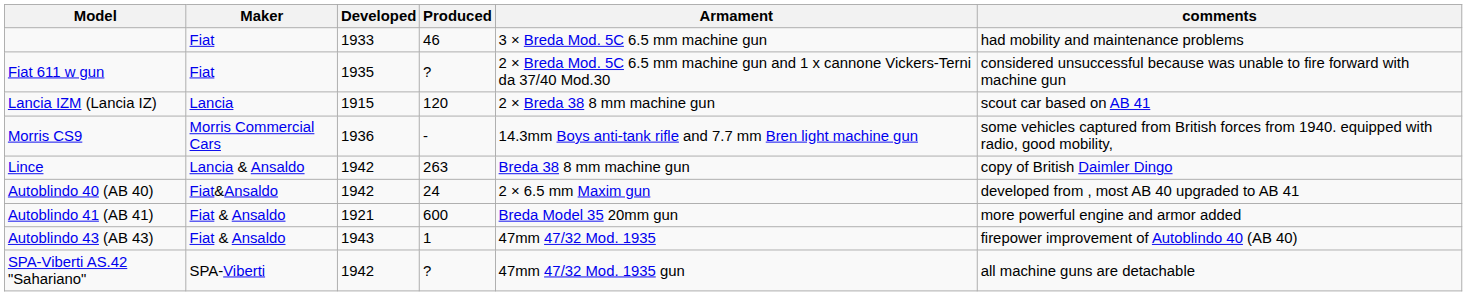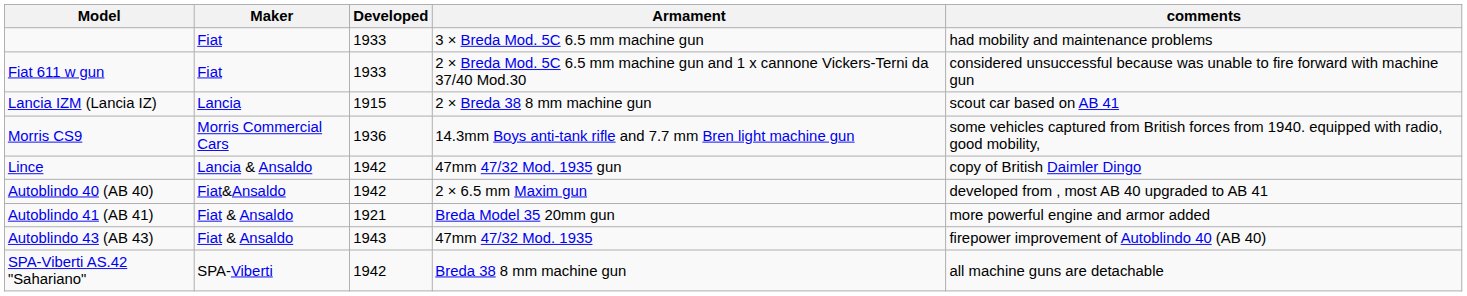- column: (457, 16)
(358, 71) 1935 -> (370, 71) 1933
(594, 167) Breda 38 8 mm machine gun -> (528, 167) 47mm 47/32 Mod. 1935 gun
(592, 270) 47mm 47/32 Mod. 1935 gun -> (531, 270) Breda 38 8 mm machine gun
